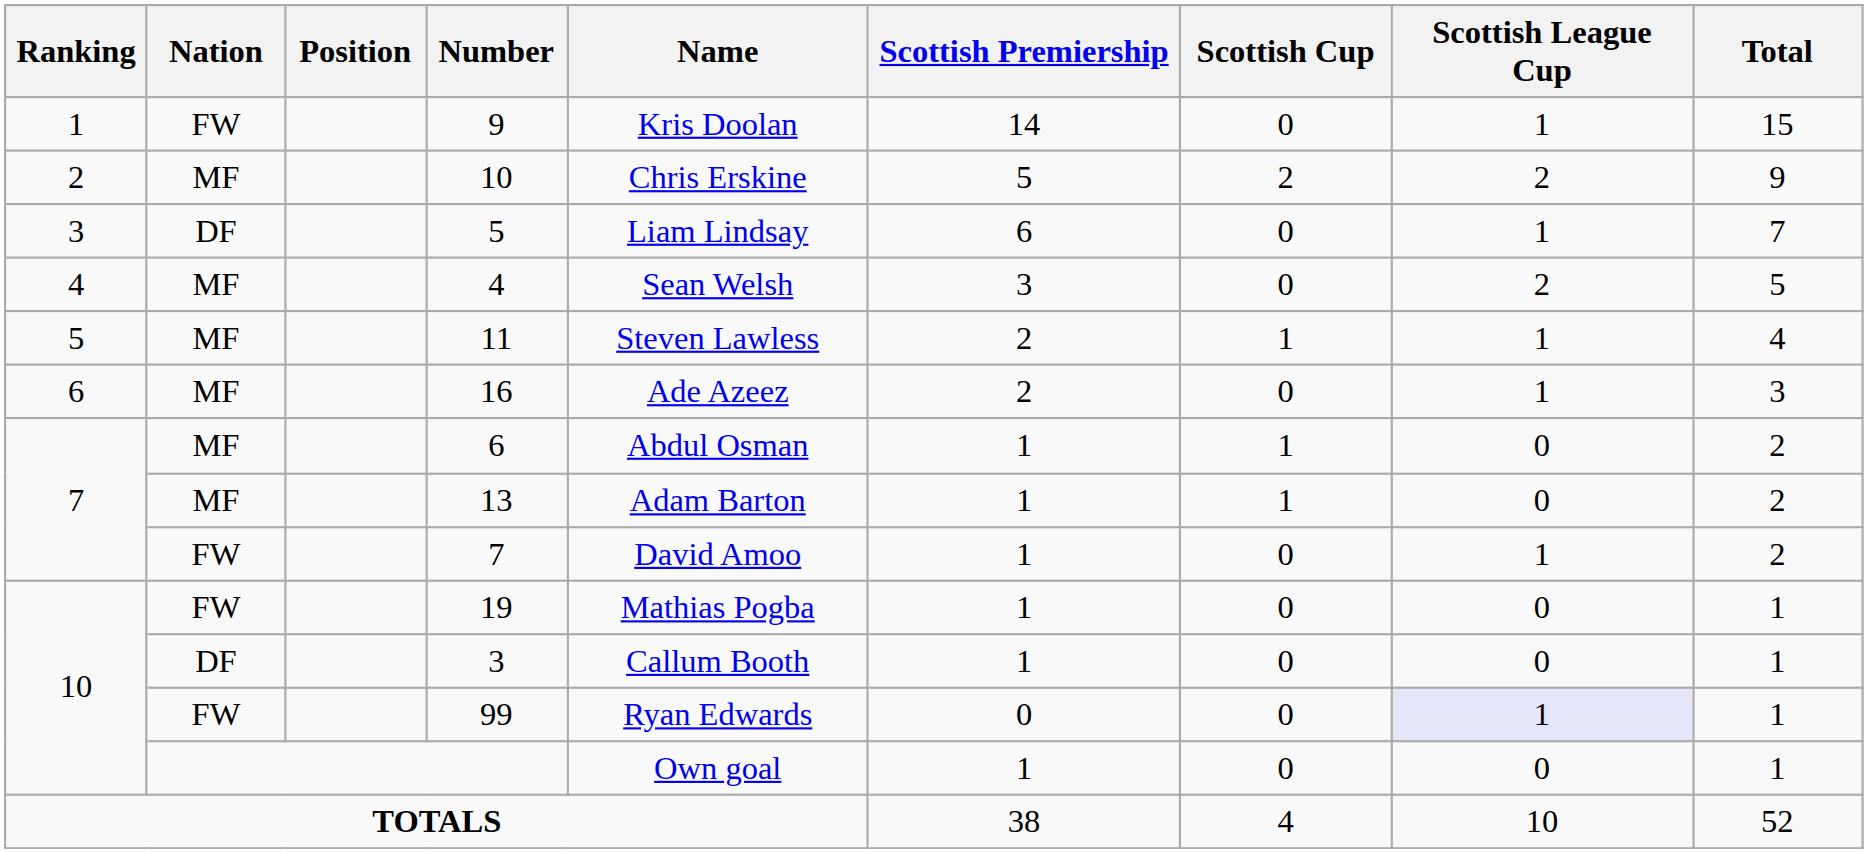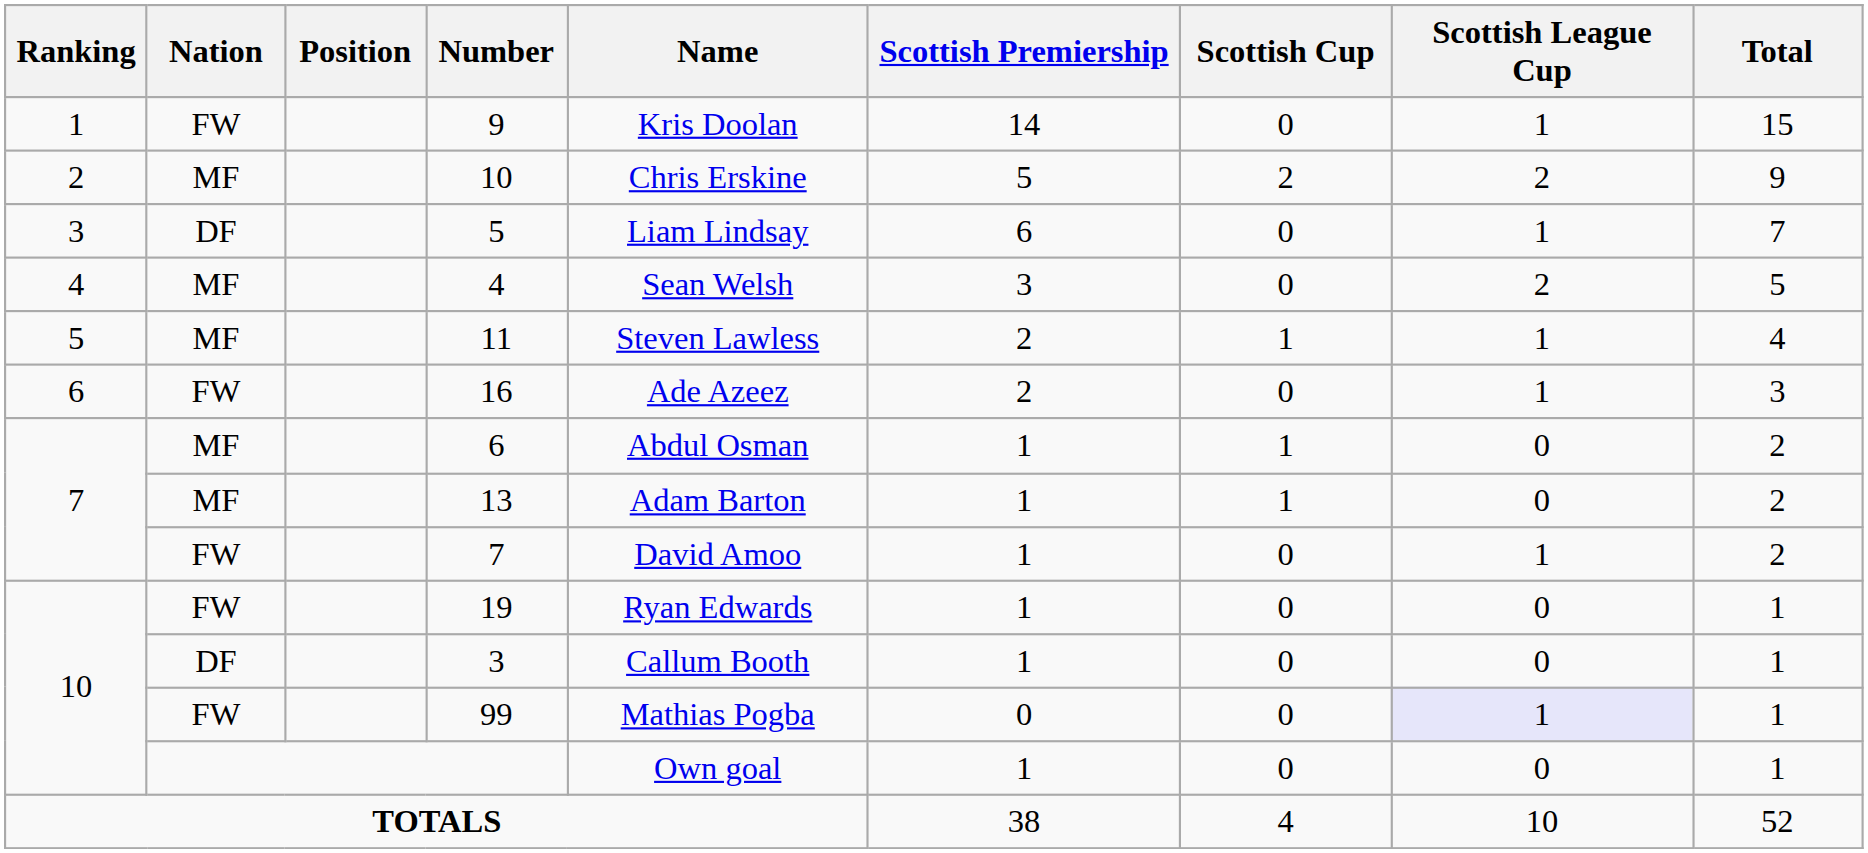(216, 391) MF -> (216, 391) FW
(718, 606) Mathias Pogba -> (718, 606) Ryan Edwards
(718, 713) Ryan Edwards -> (718, 713) Mathias Pogba
